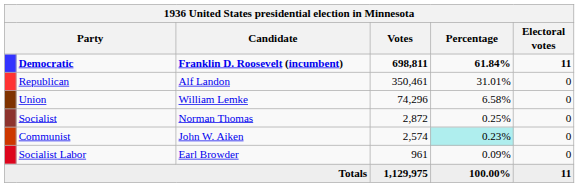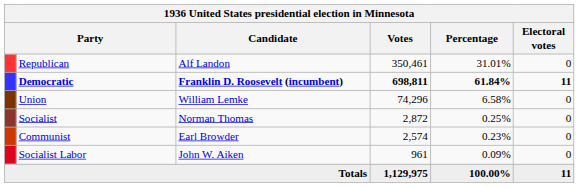rows swapped: (46, 63) <-> (44, 81)
(211, 136) John W. Aiken -> (209, 136) Earl Browder
(496, 136) paleturquoise background -> (496, 136) no background
(209, 155) Earl Browder -> (211, 155) John W. Aiken
